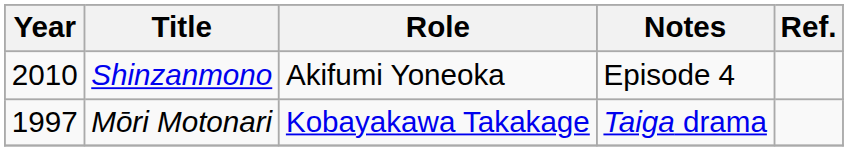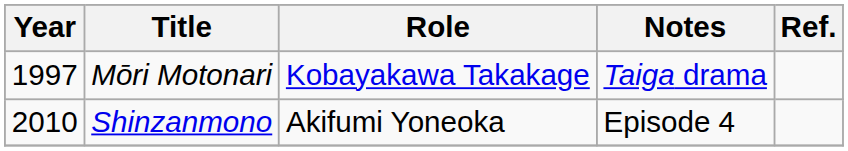rows swapped: (182, 121) <-> (182, 74)
